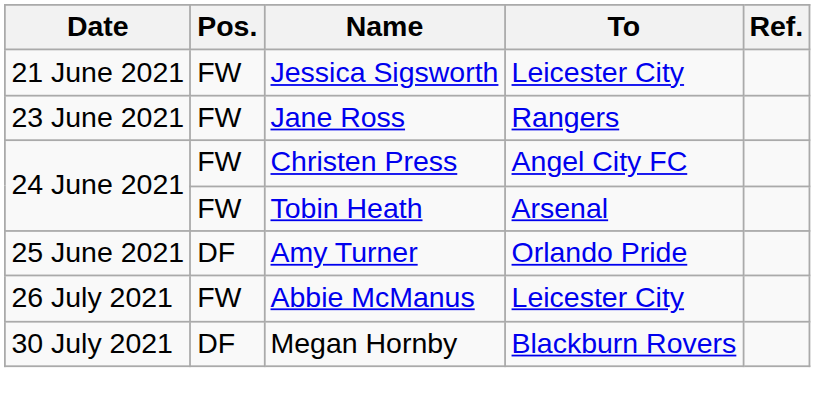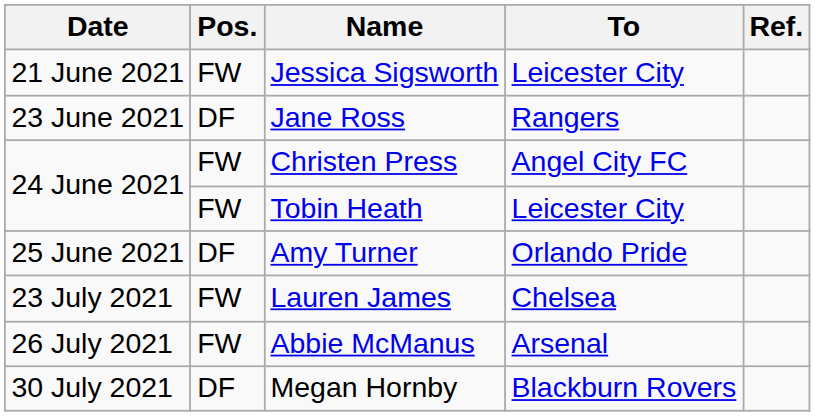(219, 117) FW -> (216, 117) DF
(560, 207) Arsenal -> (598, 207) Leicester City
+ row: (361, 298)
(598, 298) Leicester City -> (560, 343) Arsenal
